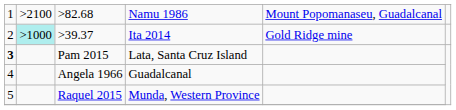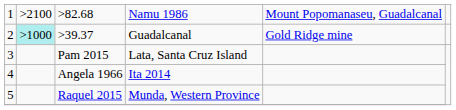(149, 34) Ita 2014 -> (160, 34) Guadalcanal
(10, 54) bold -> (10, 54) normal
(160, 74) Guadalcanal -> (149, 74) Ita 2014
